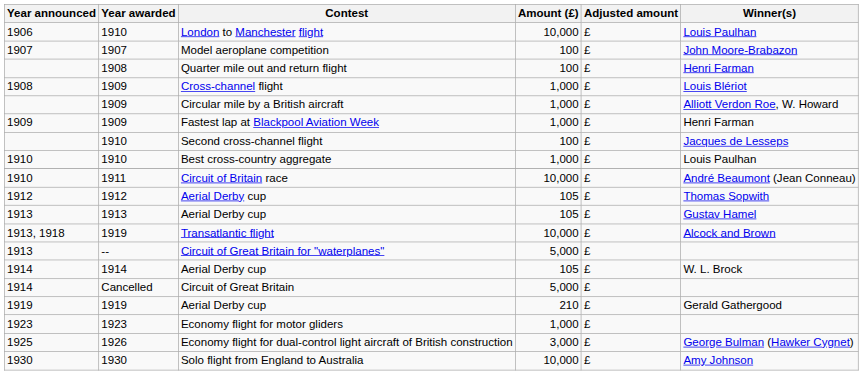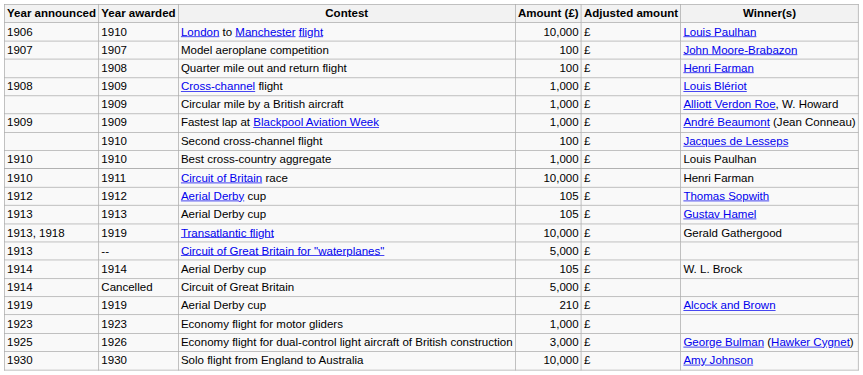(719, 123) Henri Farman -> (770, 123) André Beaumont (Jean Conneau)
(770, 178) André Beaumont (Jean Conneau) -> (719, 178) Henri Farman
(729, 232) Alcock and Brown -> (733, 232) Gerald Gathergood
(733, 305) Gerald Gathergood -> (729, 305) Alcock and Brown
